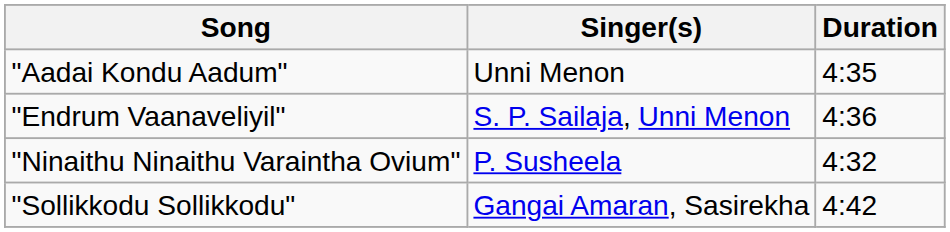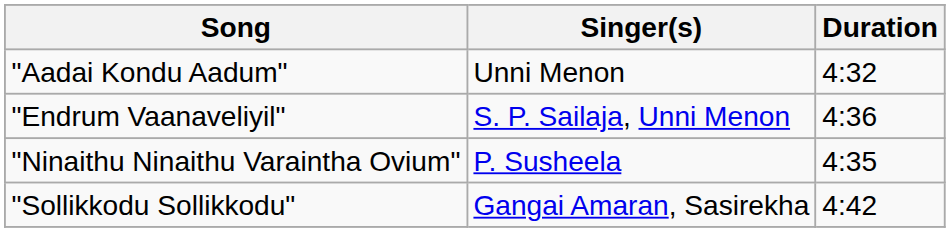(850, 72) 4:35 -> (850, 72) 4:32
(850, 161) 4:32 -> (850, 161) 4:35
